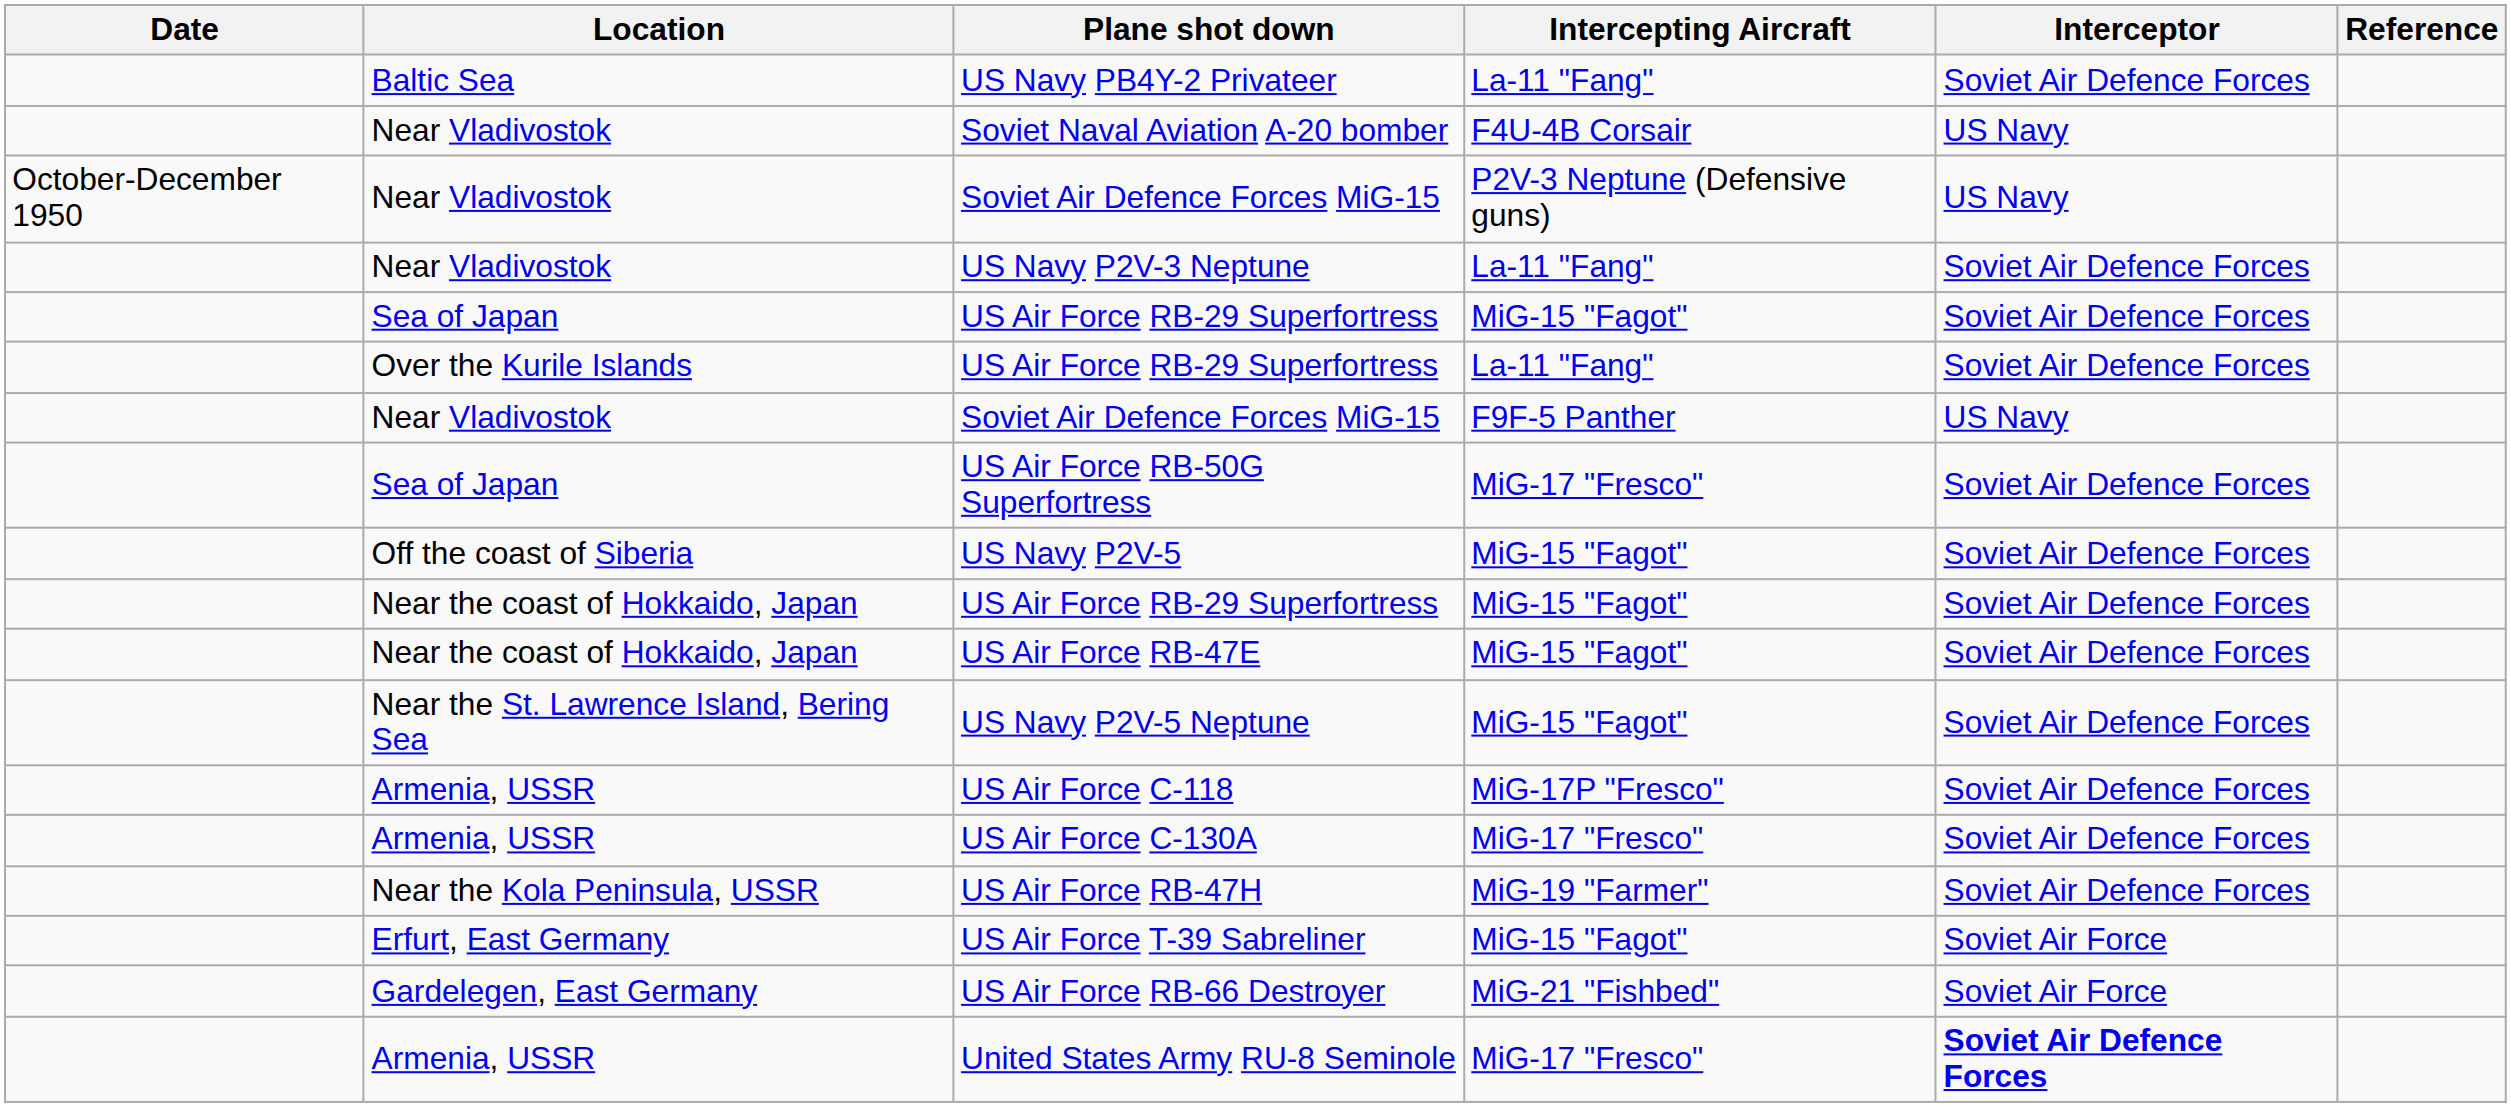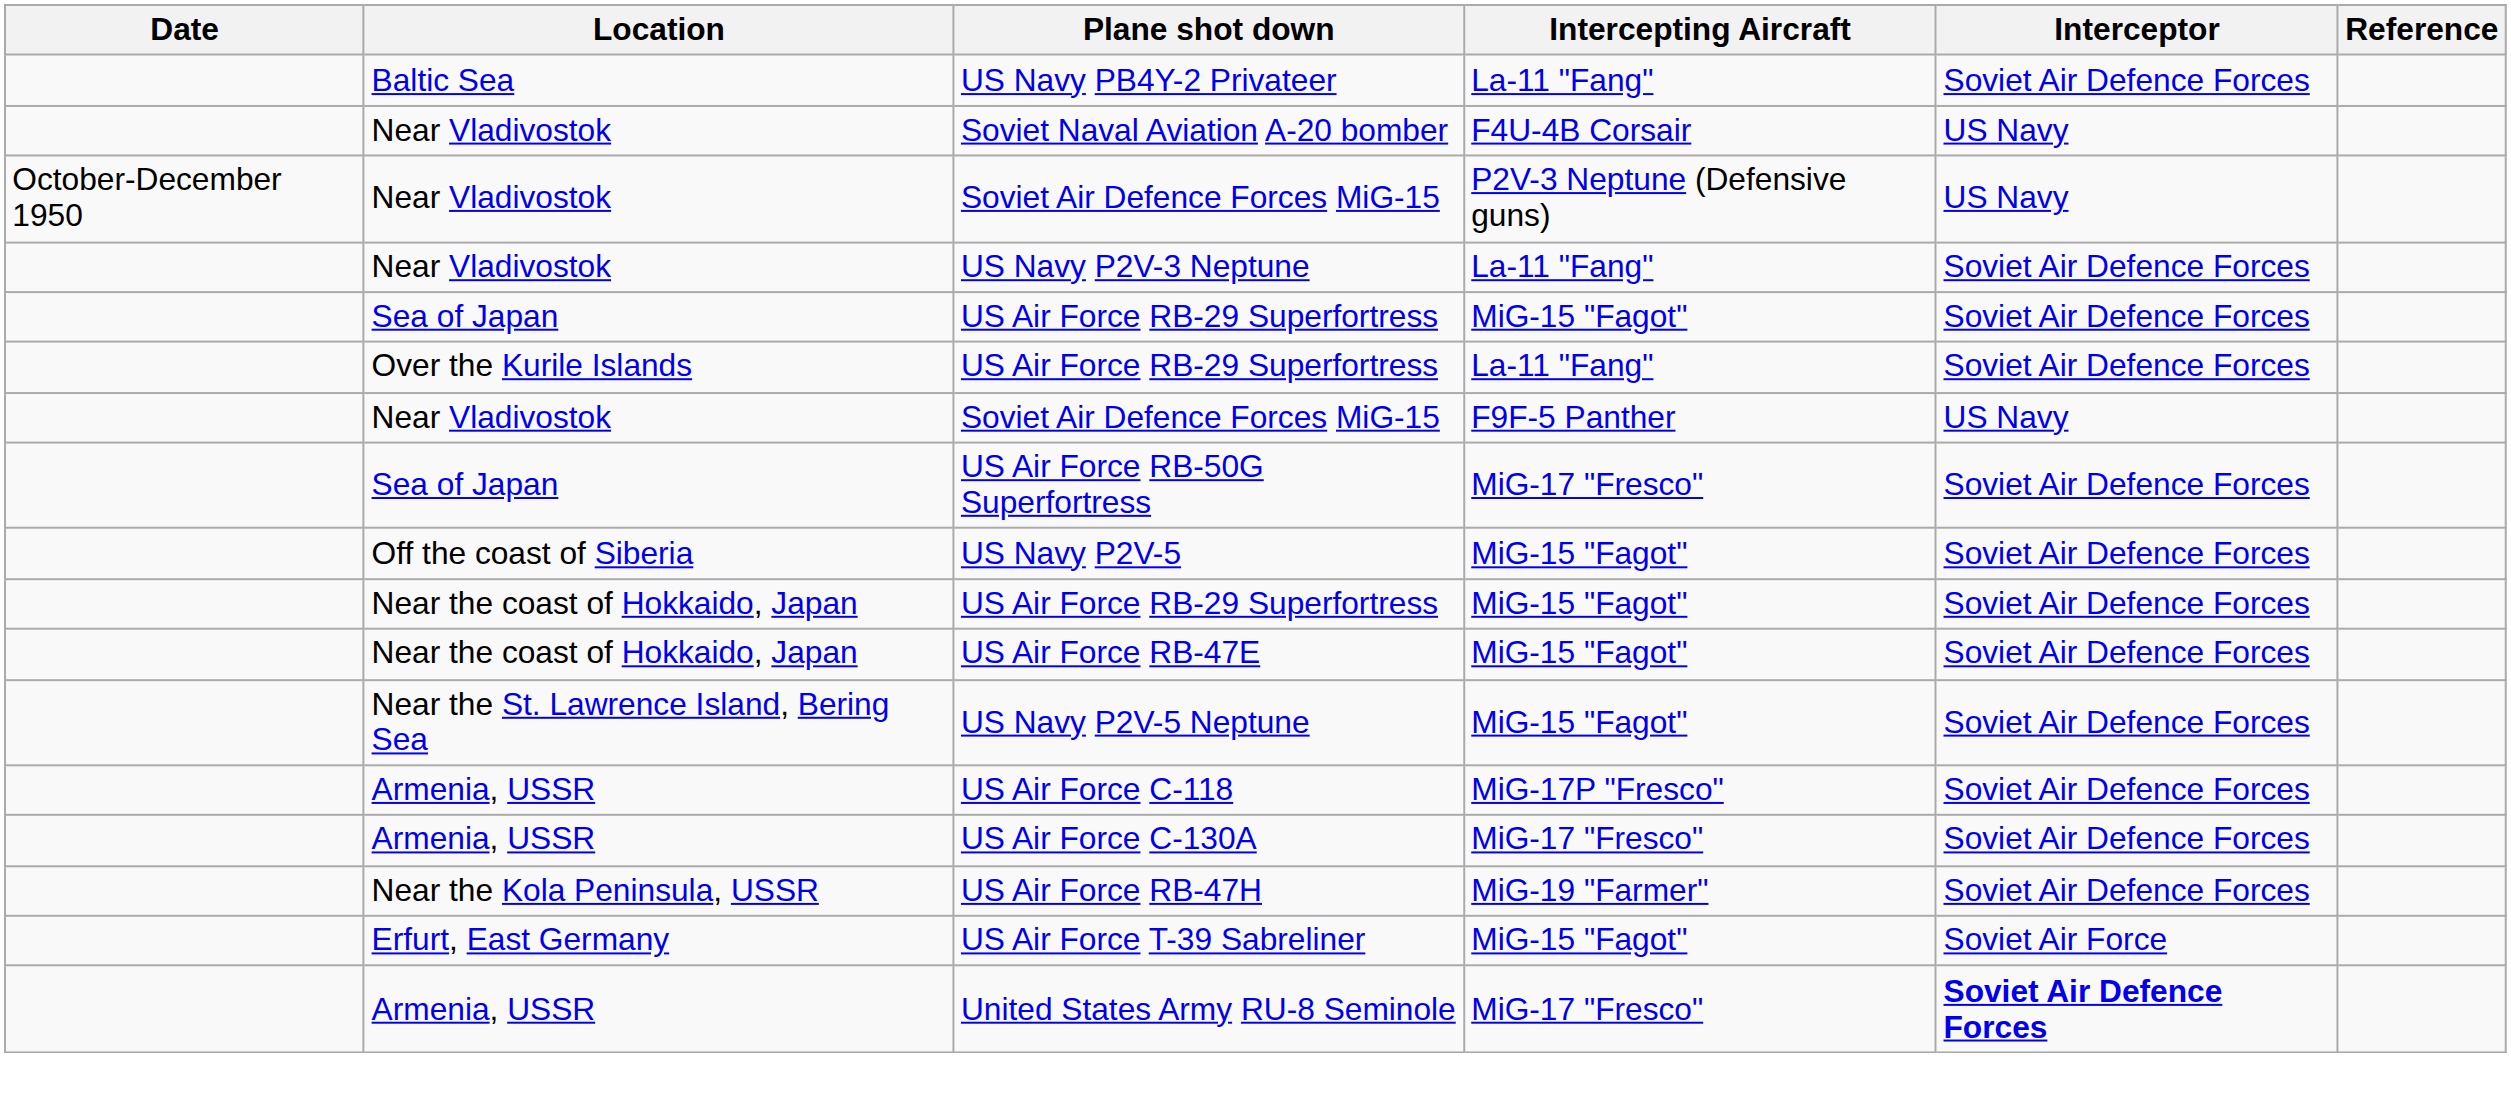- row: (564, 990)
